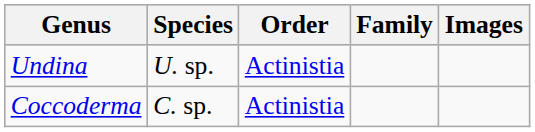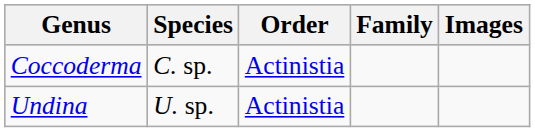rows swapped: (49, 65) <-> (76, 106)
